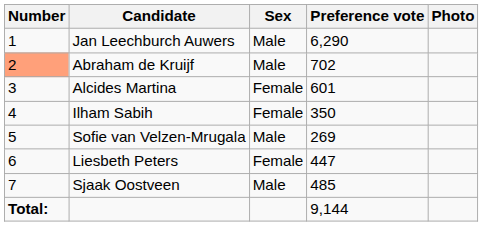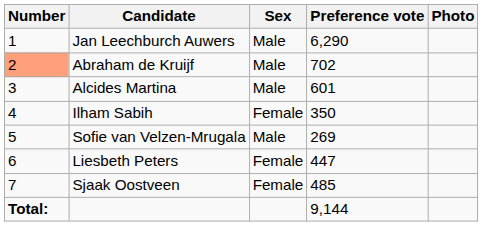(278, 88) Female -> (269, 88) Male
(269, 185) Male -> (278, 185) Female
